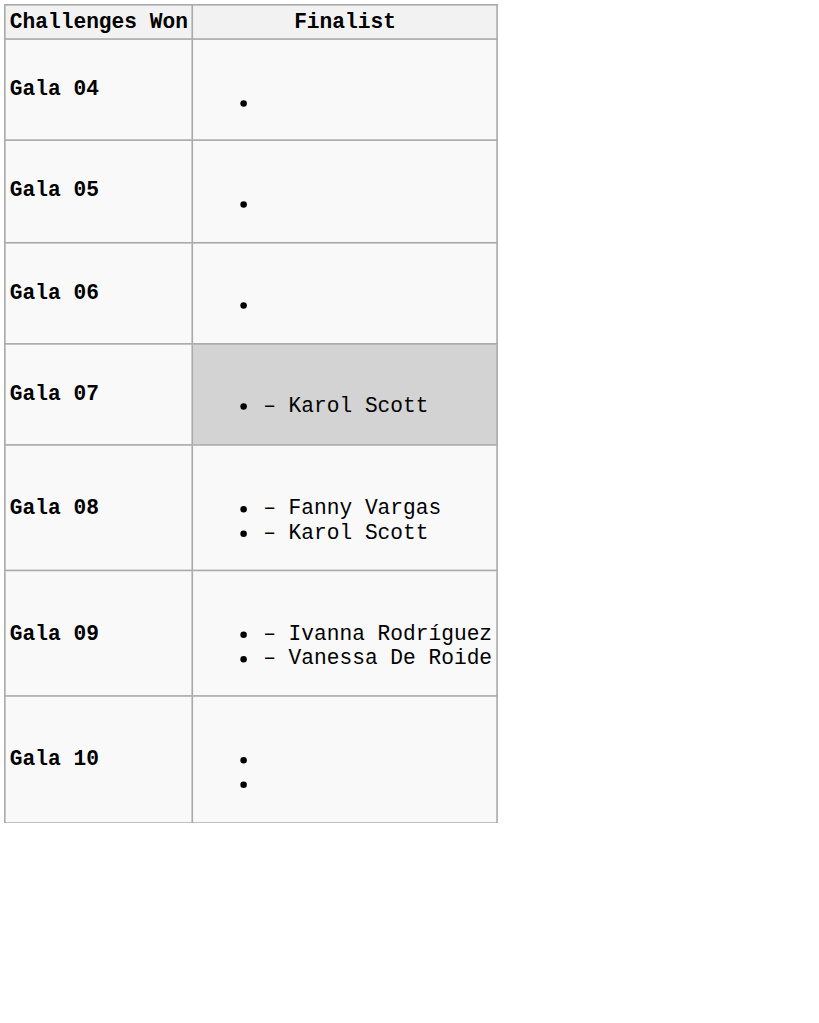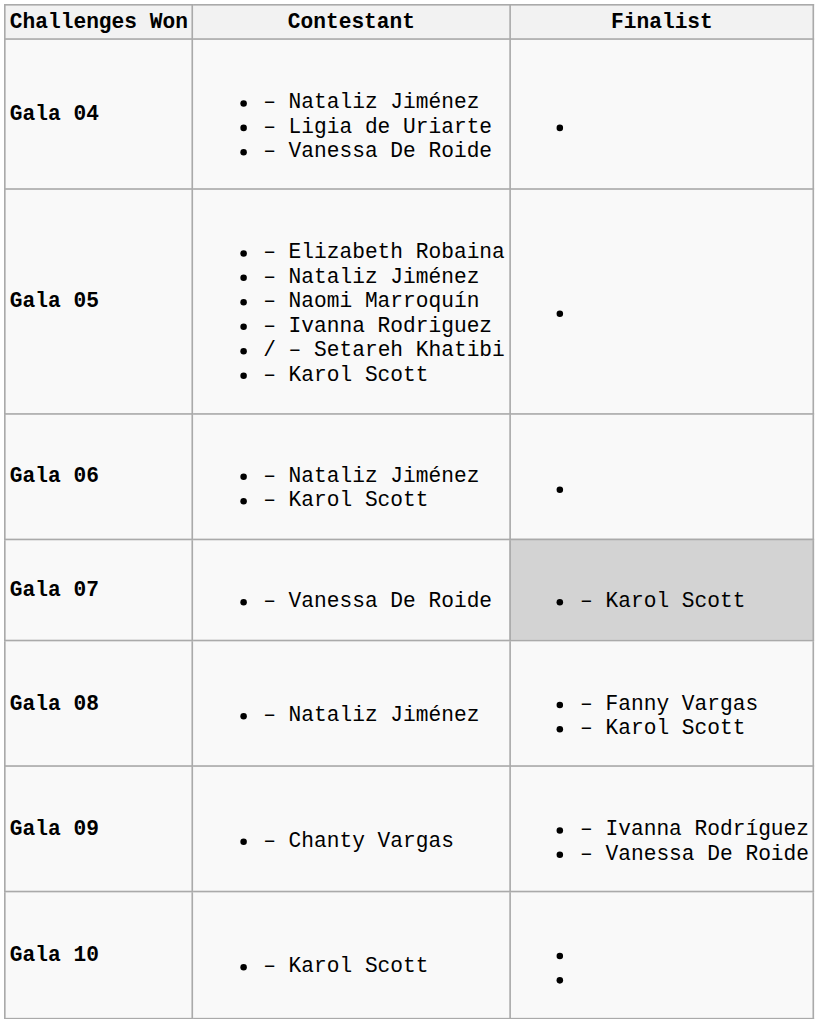+ column: (351, 22)
